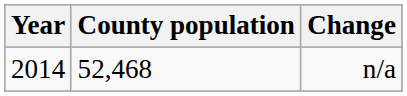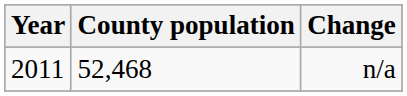(38, 68) 2014 -> (38, 68) 2011
